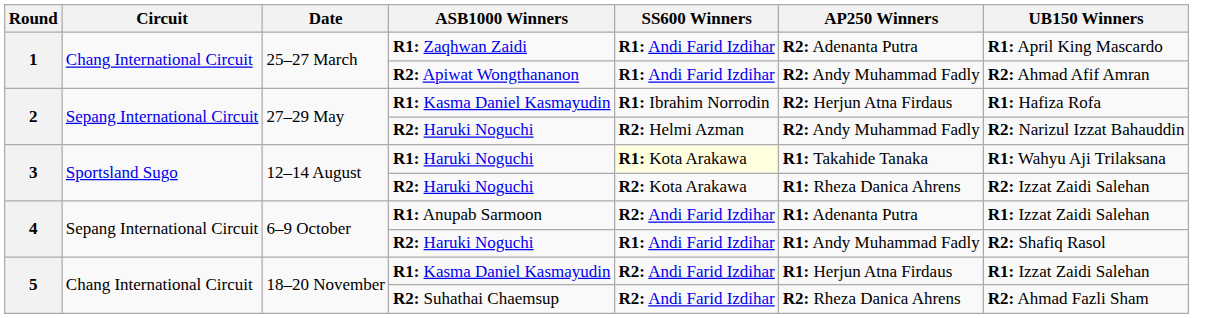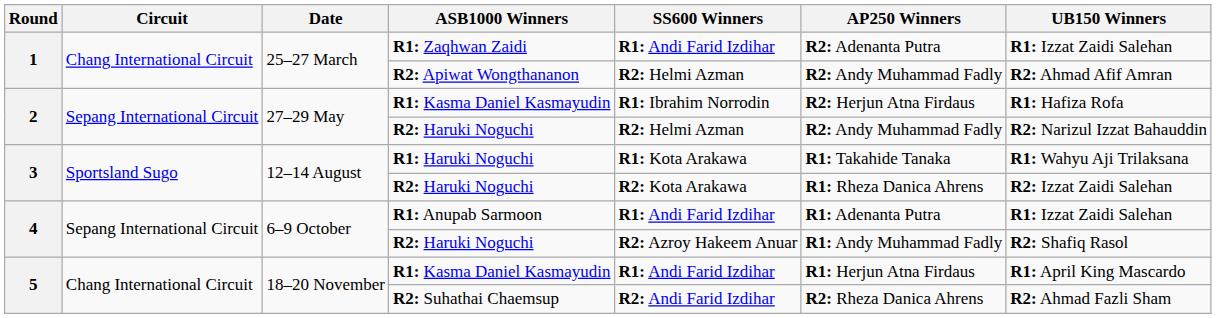(1075, 46) R1: April King Mascardo -> (1091, 46) R1: Izzat Zaidi Salehan
(697, 74) R1: Andi Farid Izdihar -> (681, 74) R2: Helmi Azman
(683, 158) lightyellow background -> (683, 158) no background
(697, 214) R2: Andi Farid Izdihar -> (697, 214) R1: Andi Farid Izdihar
(697, 242) R1: Andi Farid Izdihar -> (708, 242) R2: Azroy Hakeem Anuar
(697, 270) R2: Andi Farid Izdihar -> (697, 270) R1: Andi Farid Izdihar
(1069, 270) R1: Izzat Zaidi Salehan -> (1098, 270) R1: April King Mascardo
